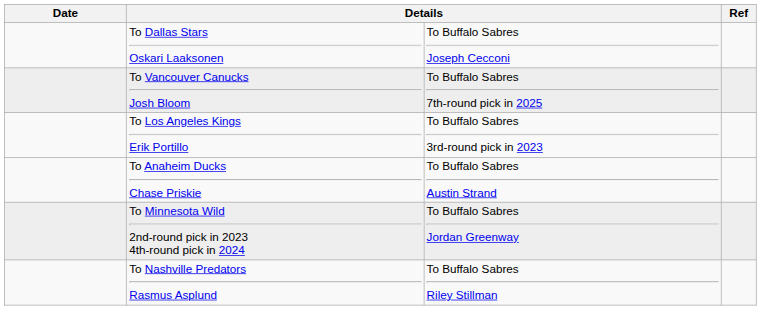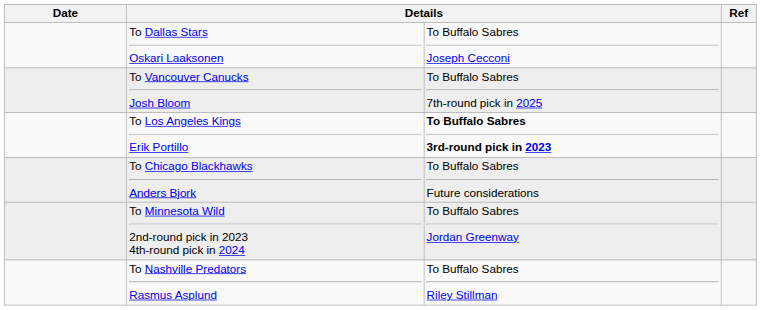(573, 135) normal -> (573, 135) bold
+ row: (275, 179)
- row: (275, 179)
